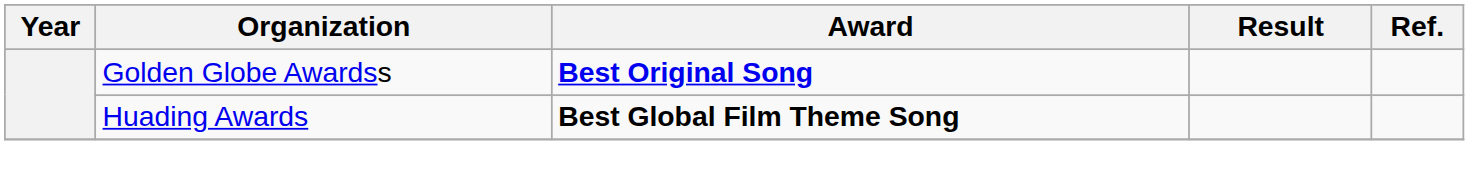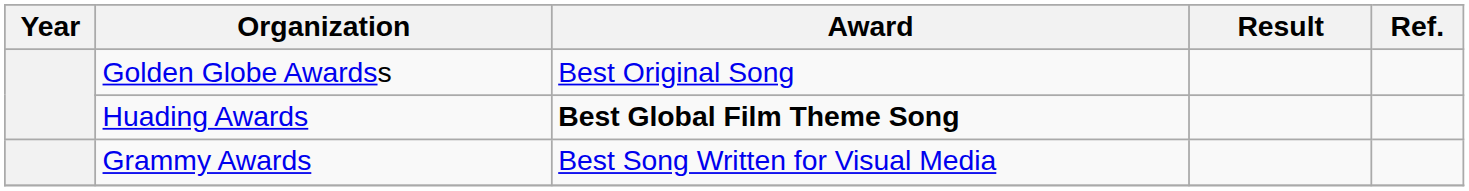(686, 71) bold -> (676, 71) normal
+ row: (207, 161)
